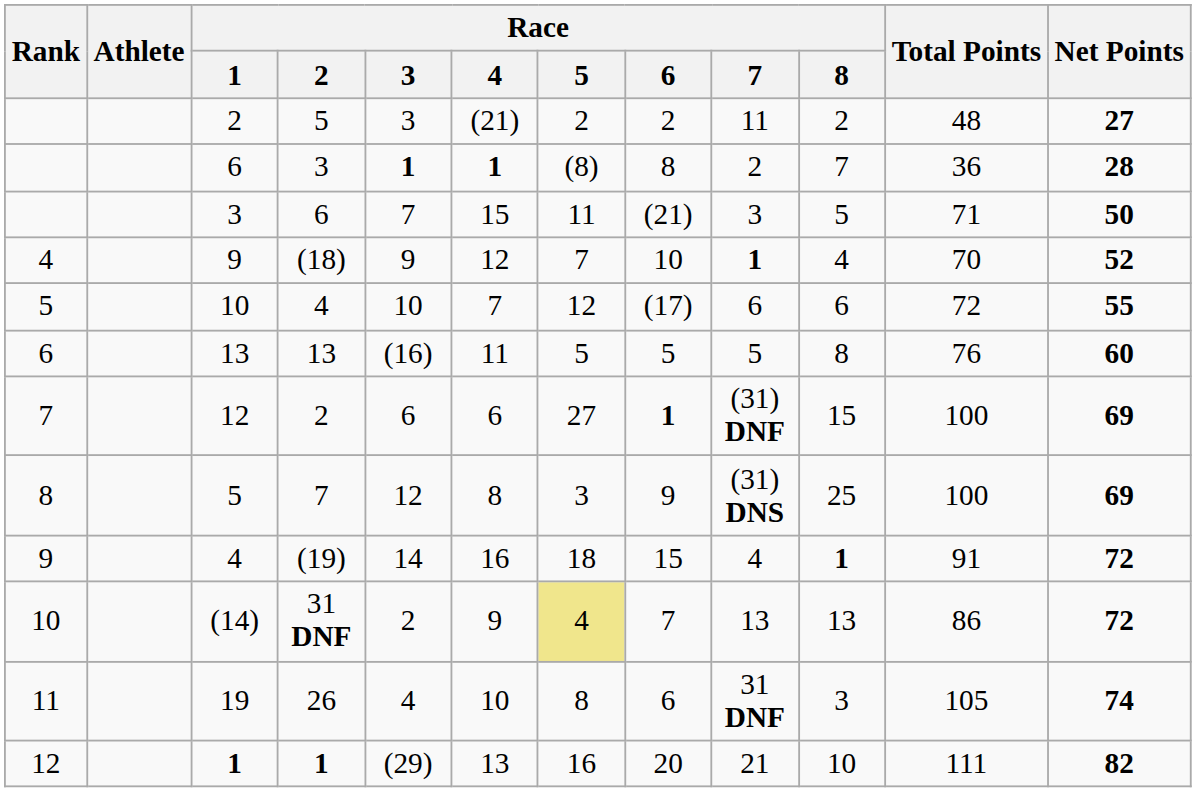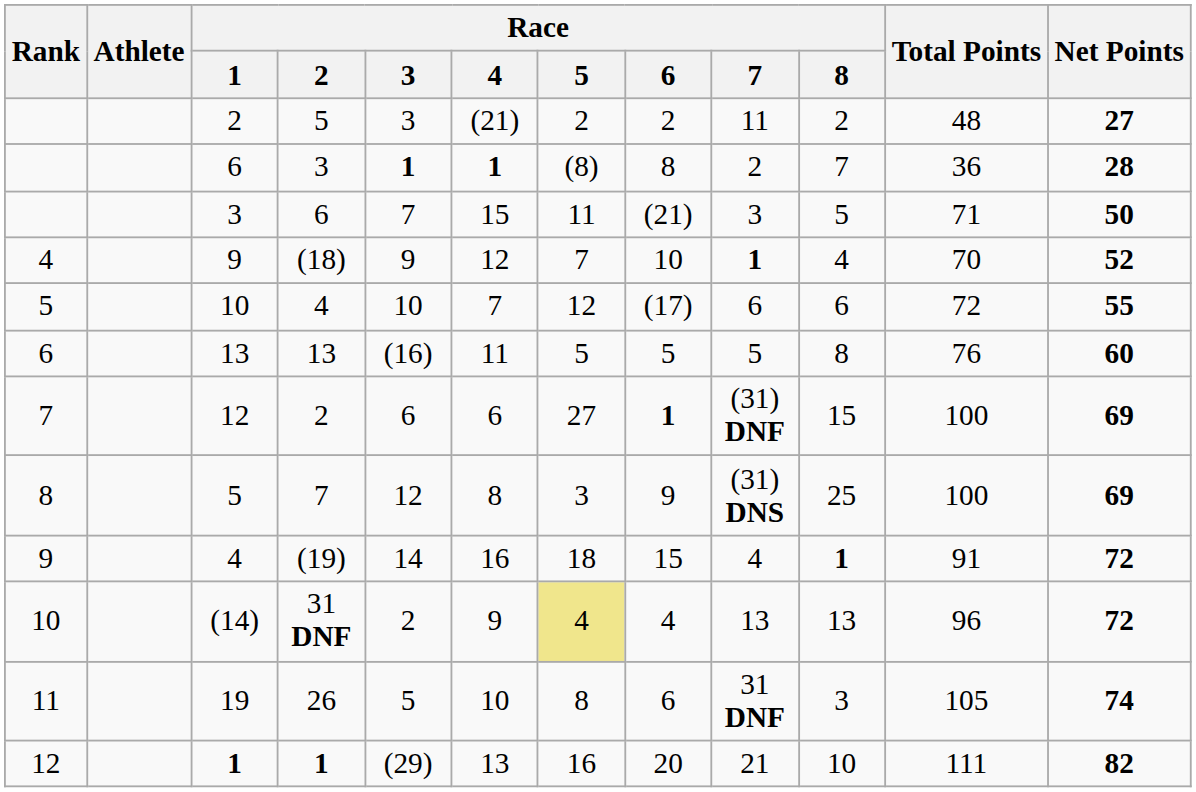(668, 620) 7 -> (668, 620) 4
(966, 620) 86 -> (966, 620) 96
(408, 700) 4 -> (408, 700) 5
